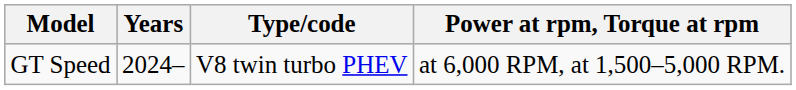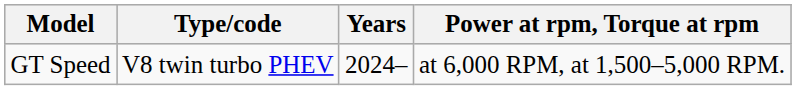columns swapped: (153, 24) <-> (302, 24)
